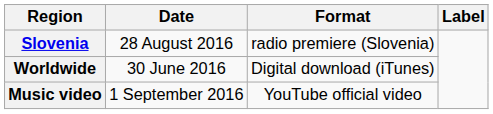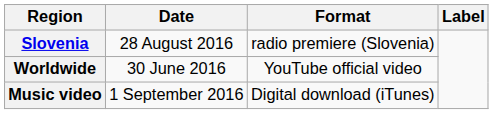(343, 69) Digital download (iTunes) -> (343, 69) YouTube official video
(343, 95) YouTube official video -> (343, 95) Digital download (iTunes)
